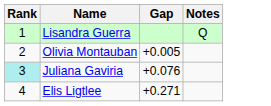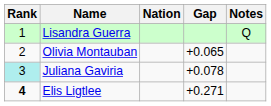+ column: (162, 14)
(162, 52) +0.005 -> (205, 52) +0.065
(162, 71) +0.076 -> (205, 71) +0.078
(22, 91) normal -> (22, 91) bold
